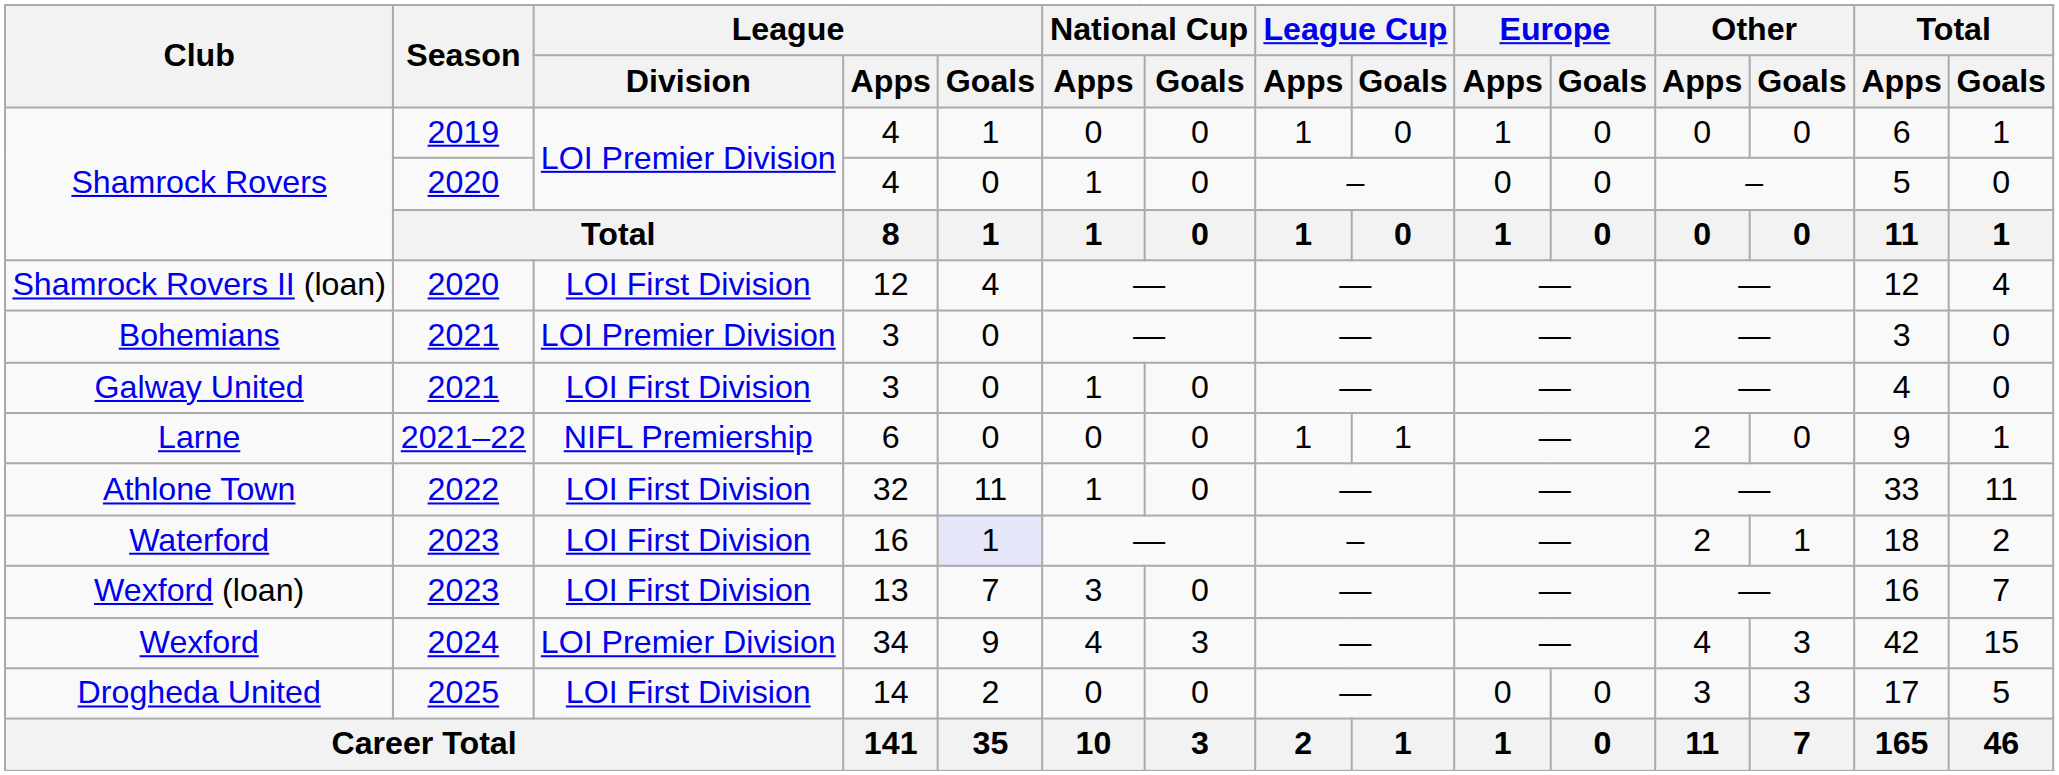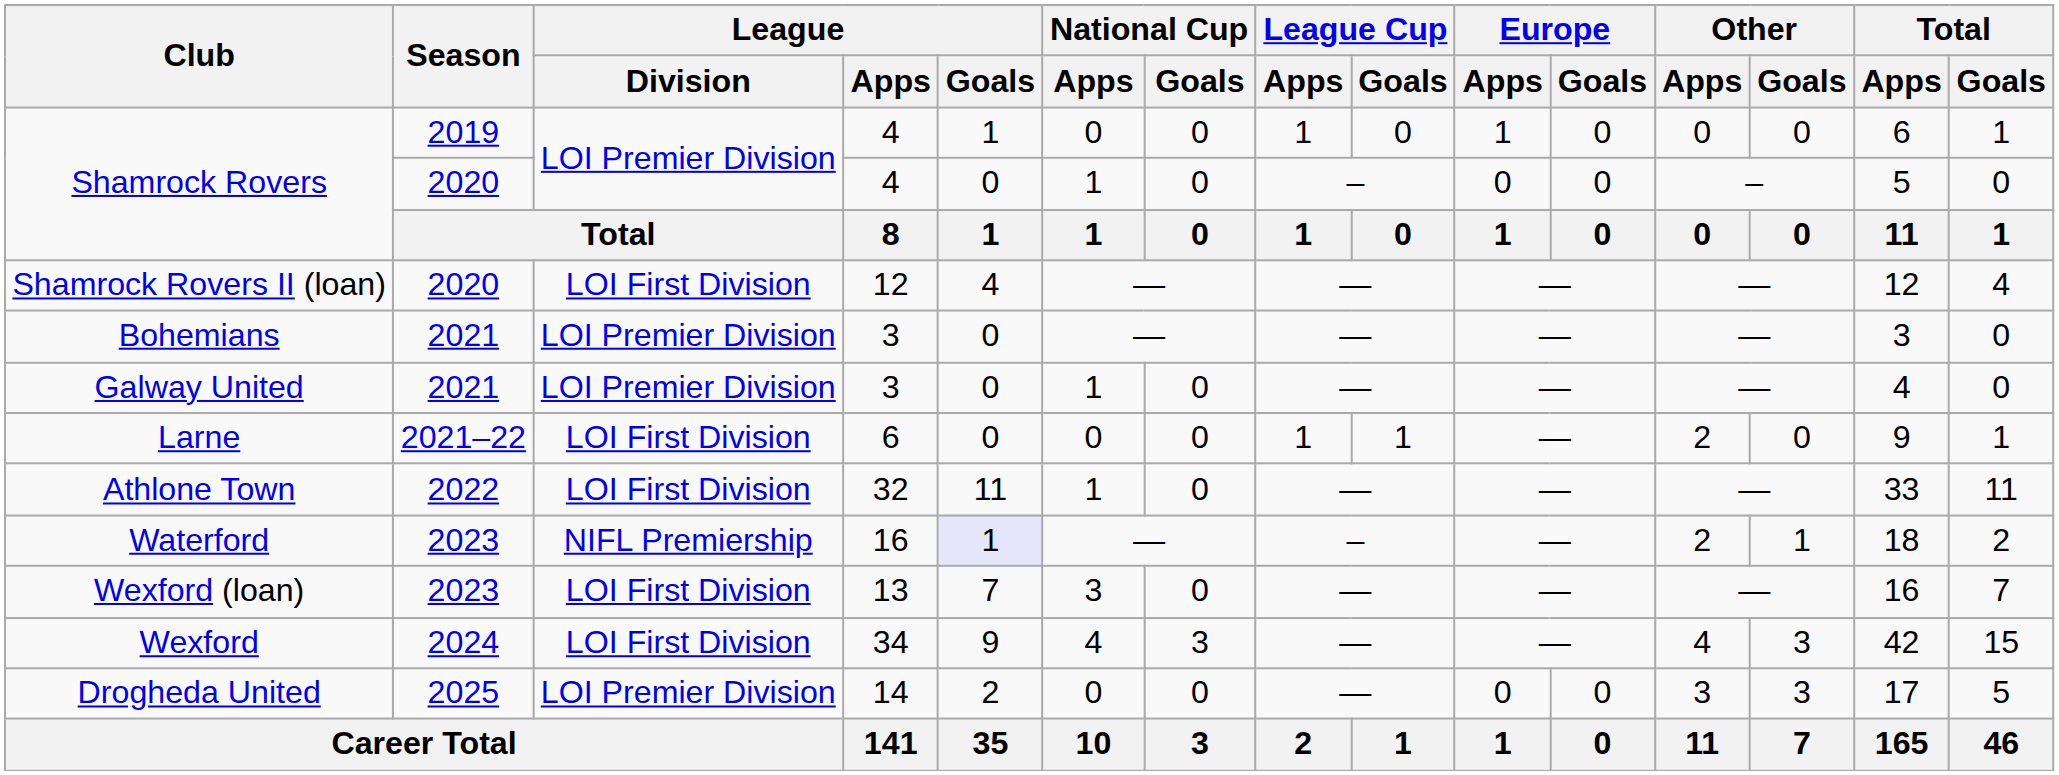(688, 387) LOI First Division -> (688, 387) LOI Premier Division
(688, 438) NIFL Premiership -> (688, 438) LOI First Division
(688, 540) LOI First Division -> (688, 540) NIFL Premiership
(688, 642) LOI Premier Division -> (688, 642) LOI First Division
(688, 693) LOI First Division -> (688, 693) LOI Premier Division
